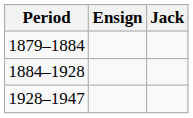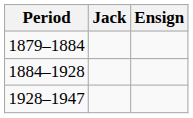columns swapped: (118, 17) <-> (167, 17)
